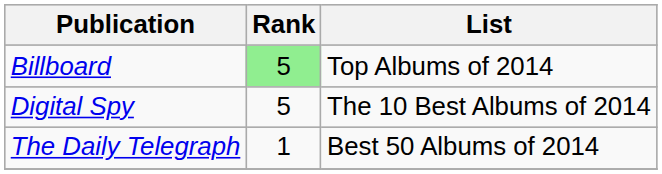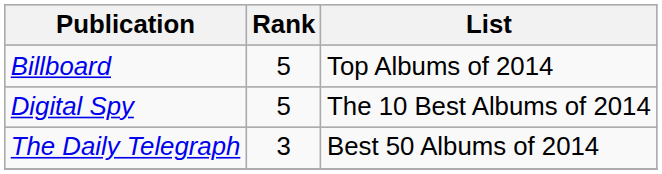(284, 65) lightgreen background -> (284, 65) no background
(284, 147) 1 -> (284, 147) 3
